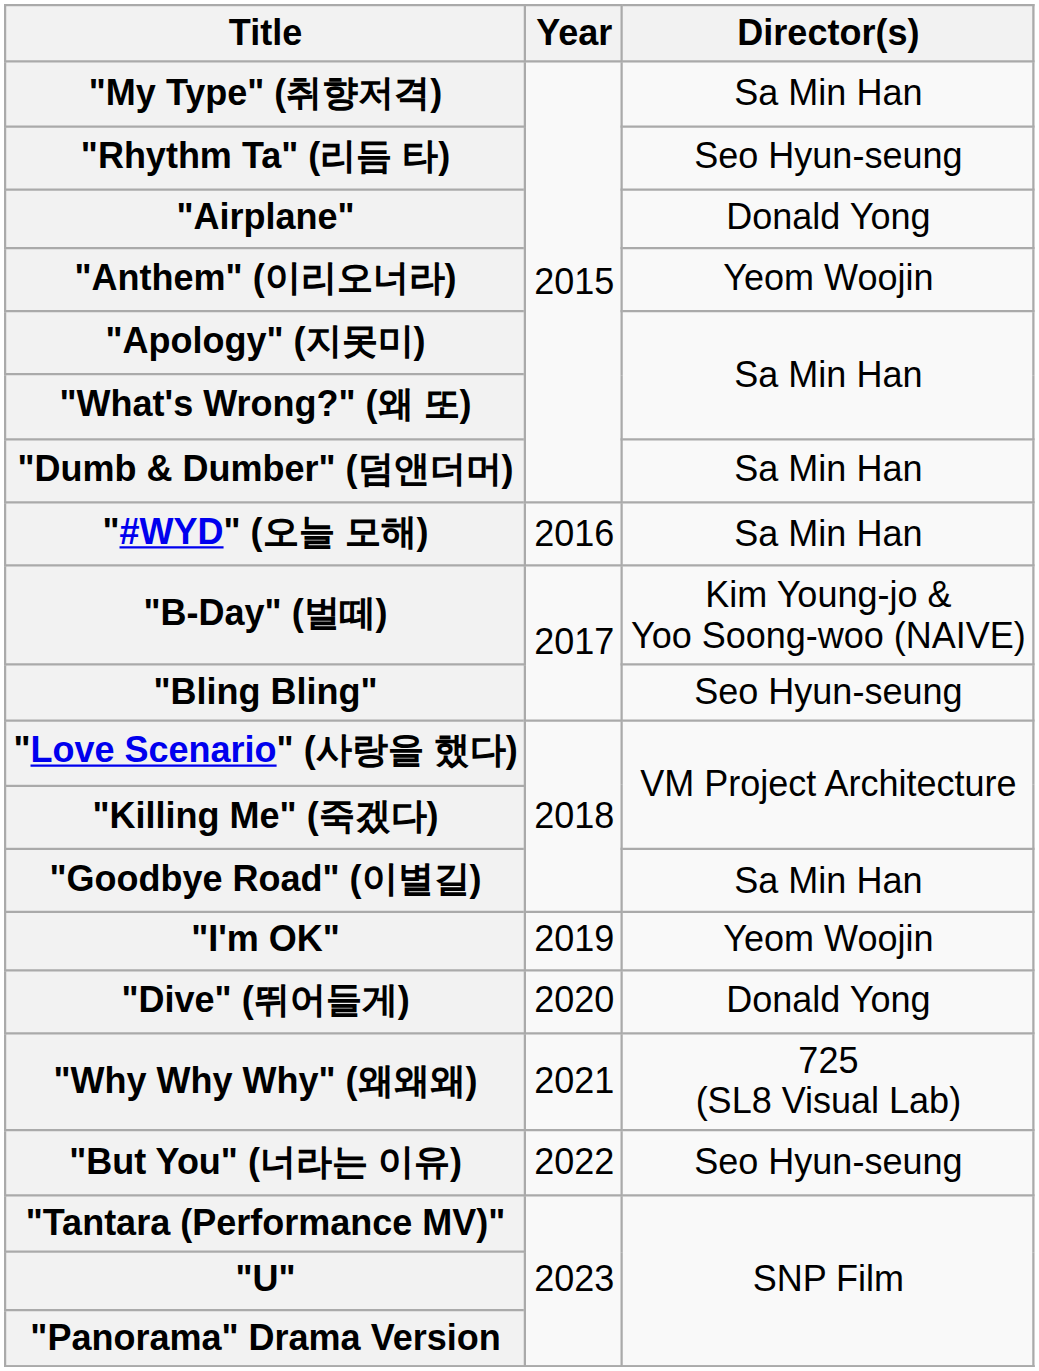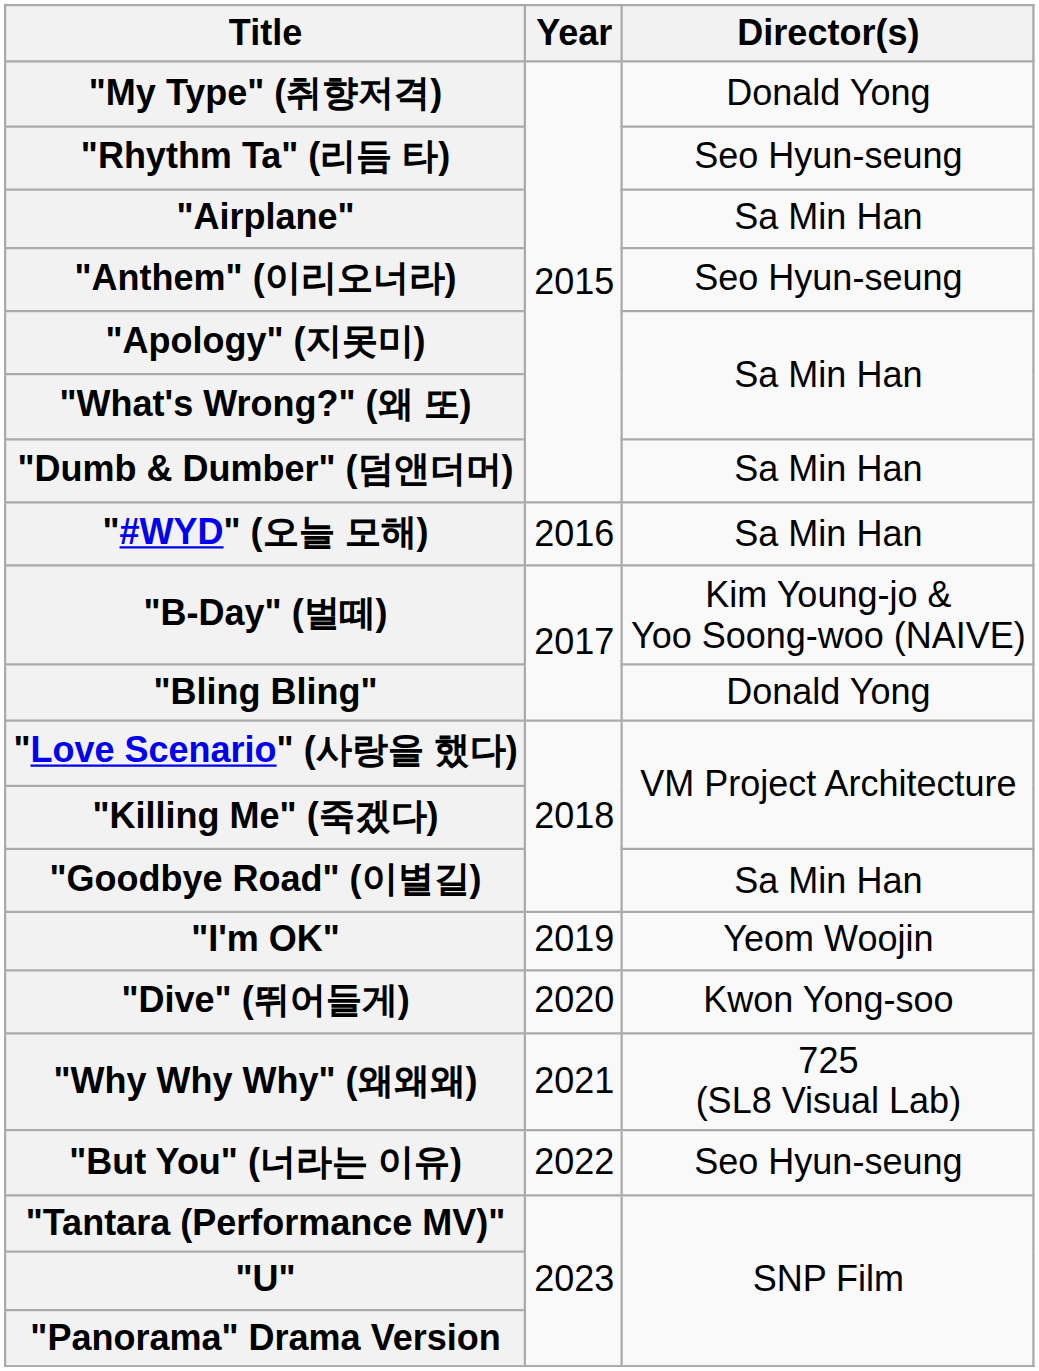(828, 93) Sa Min Han -> (828, 93) Donald Yong
(828, 217) Donald Yong -> (828, 217) Sa Min Han
(828, 278) Yeom Woojin -> (828, 278) Seo Hyun-seung
(828, 691) Seo Hyun-seung -> (828, 691) Donald Yong
(828, 1000) Donald Yong -> (828, 1000) Kwon Yong-soo
